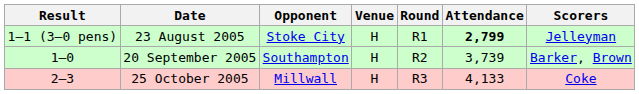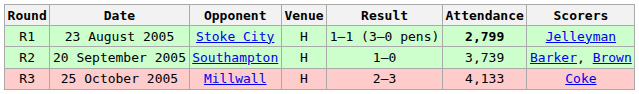columns swapped: (420, 15) <-> (62, 15)
